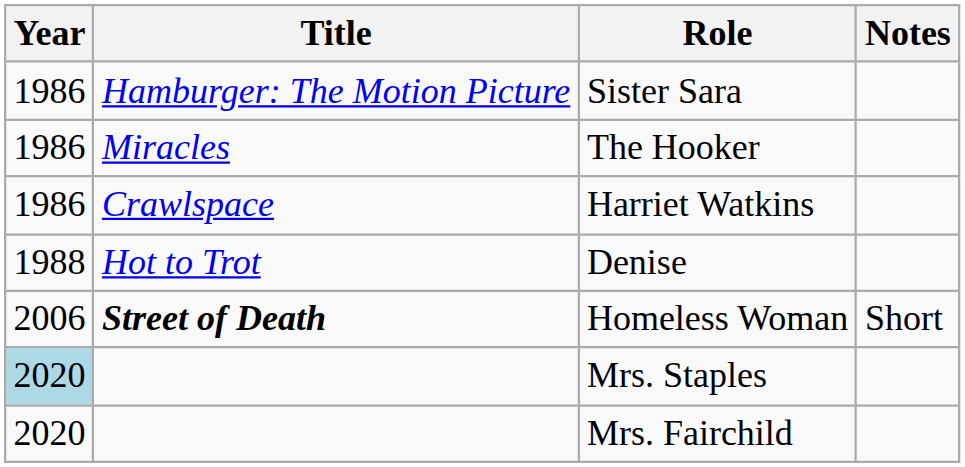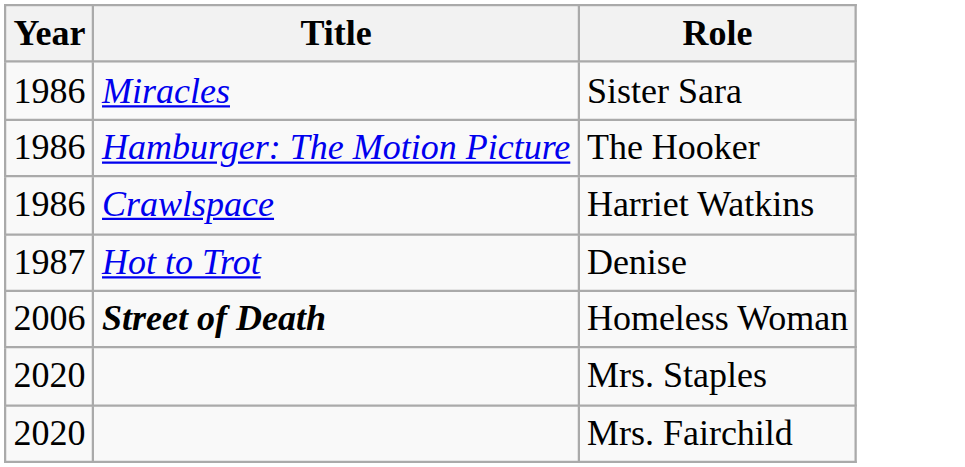- column: (908, 33)
(336, 90) Hamburger: The Motion Picture -> (166, 90) Miracles
(166, 147) Miracles -> (336, 147) Hamburger: The Motion Picture
(49, 261) 1988 -> (49, 261) 1987
(49, 375) lightblue background -> (49, 375) no background
